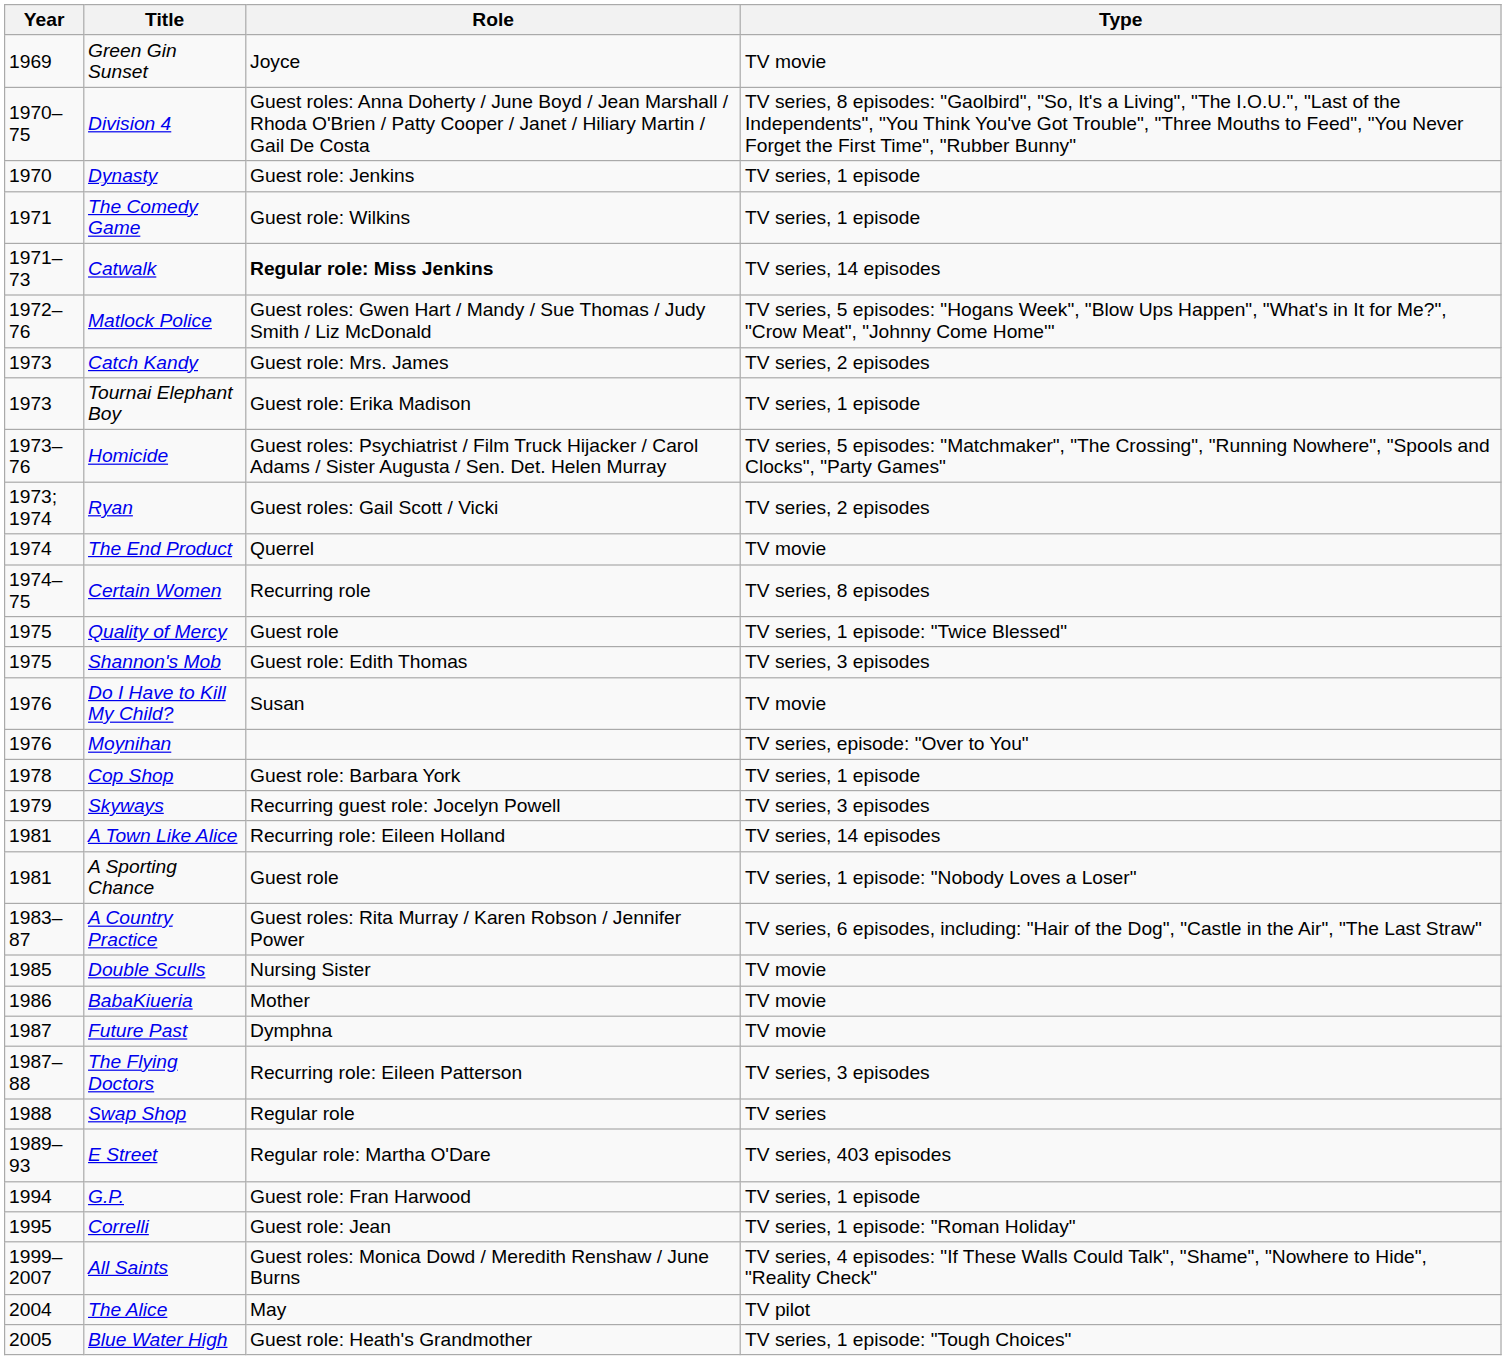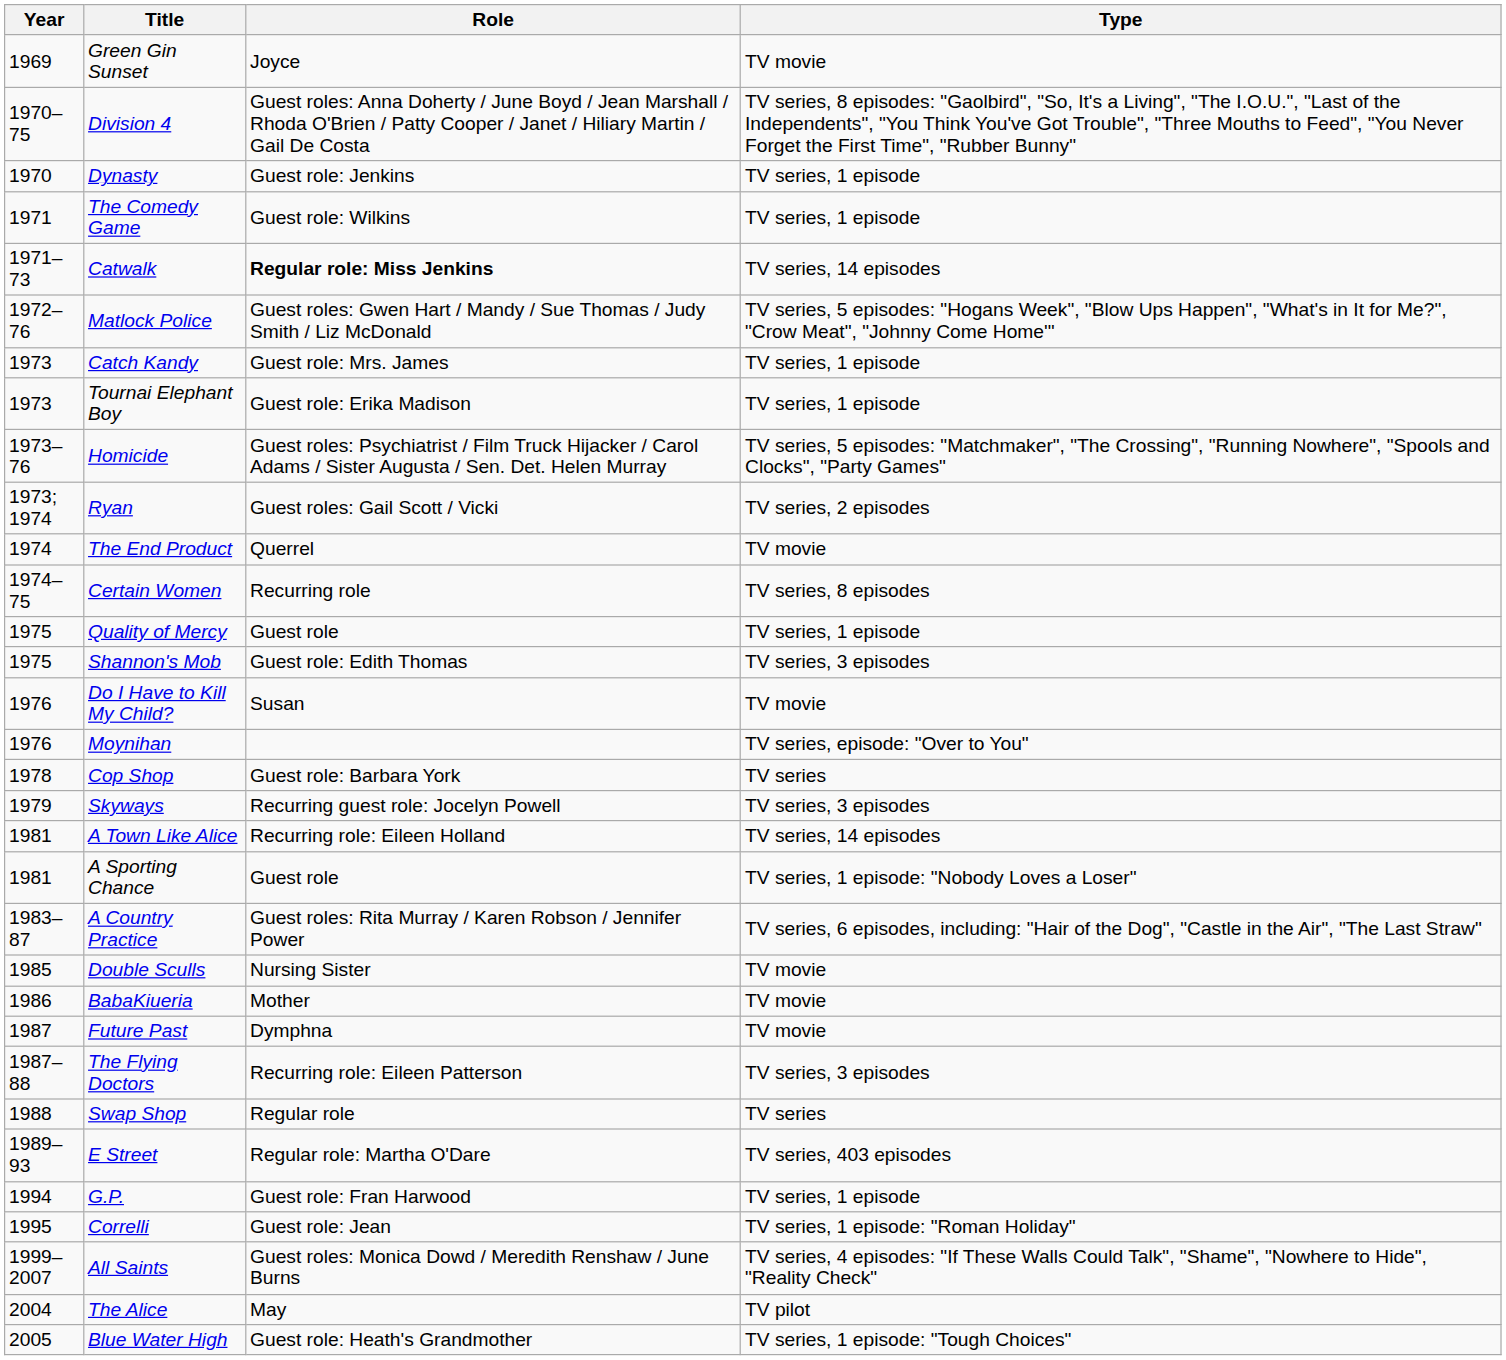(837, 362) TV series, 2 episodes -> (833, 362) TV series, 1 episode
(906, 631) TV series, 1 episode: "Twice Blessed" -> (833, 631) TV series, 1 episode
(833, 774) TV series, 1 episode -> (786, 774) TV series
